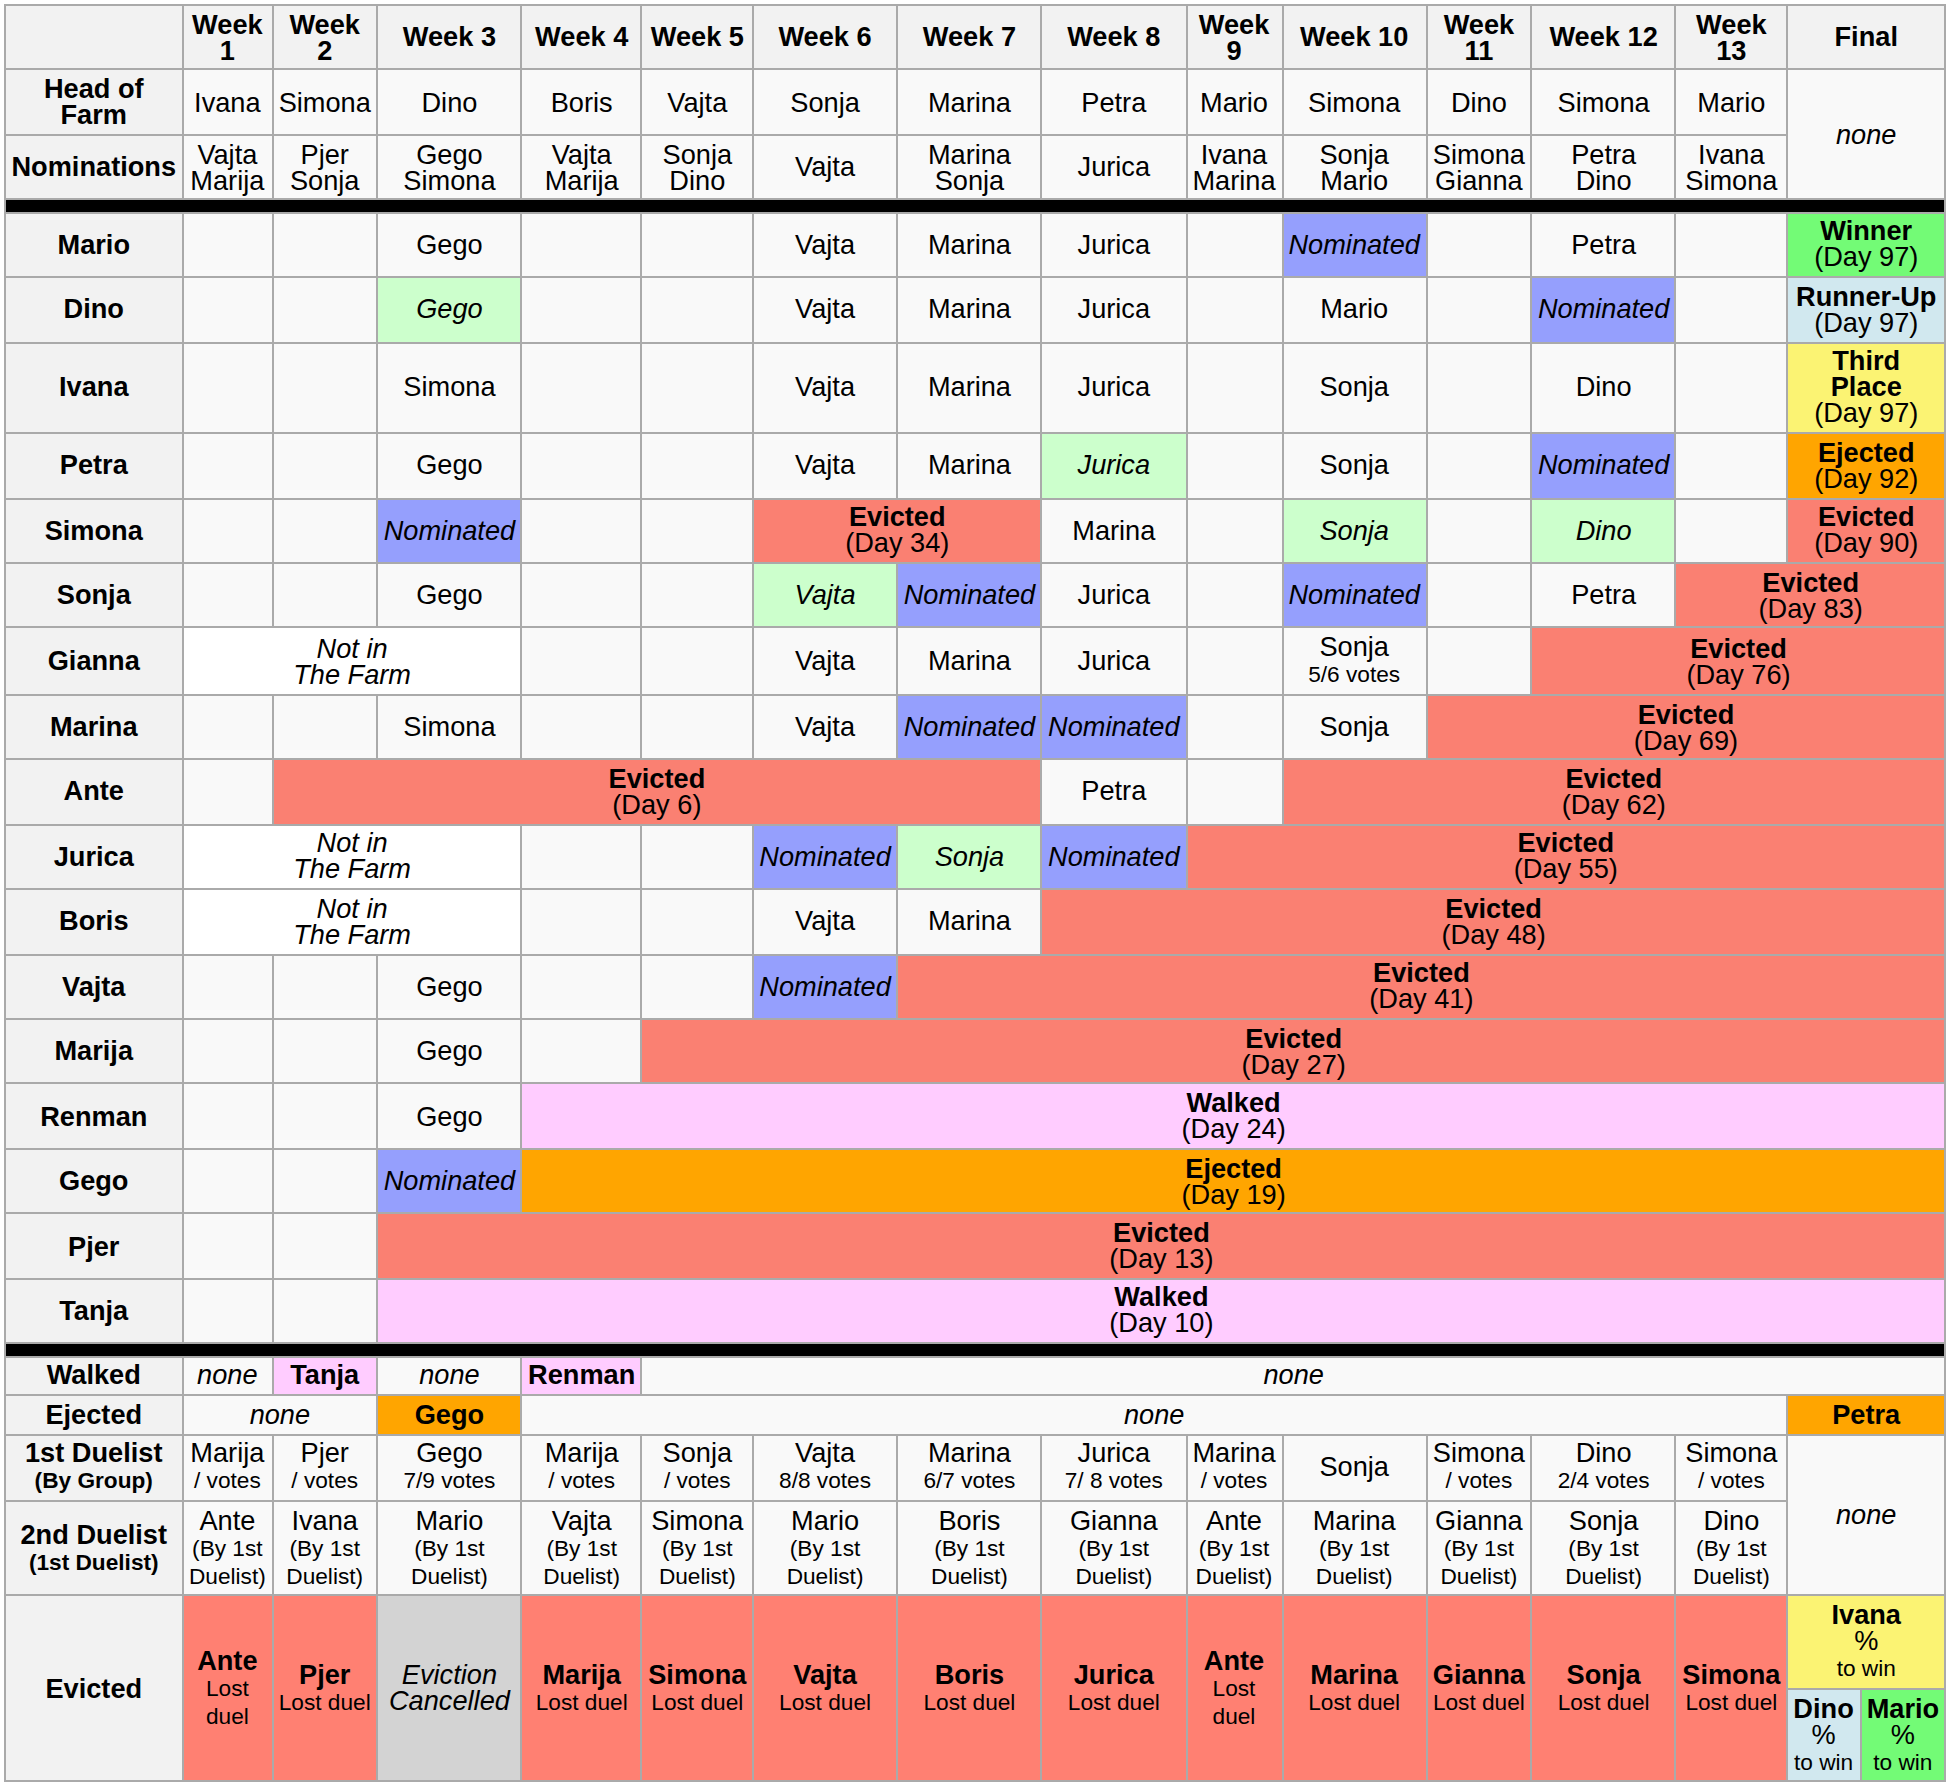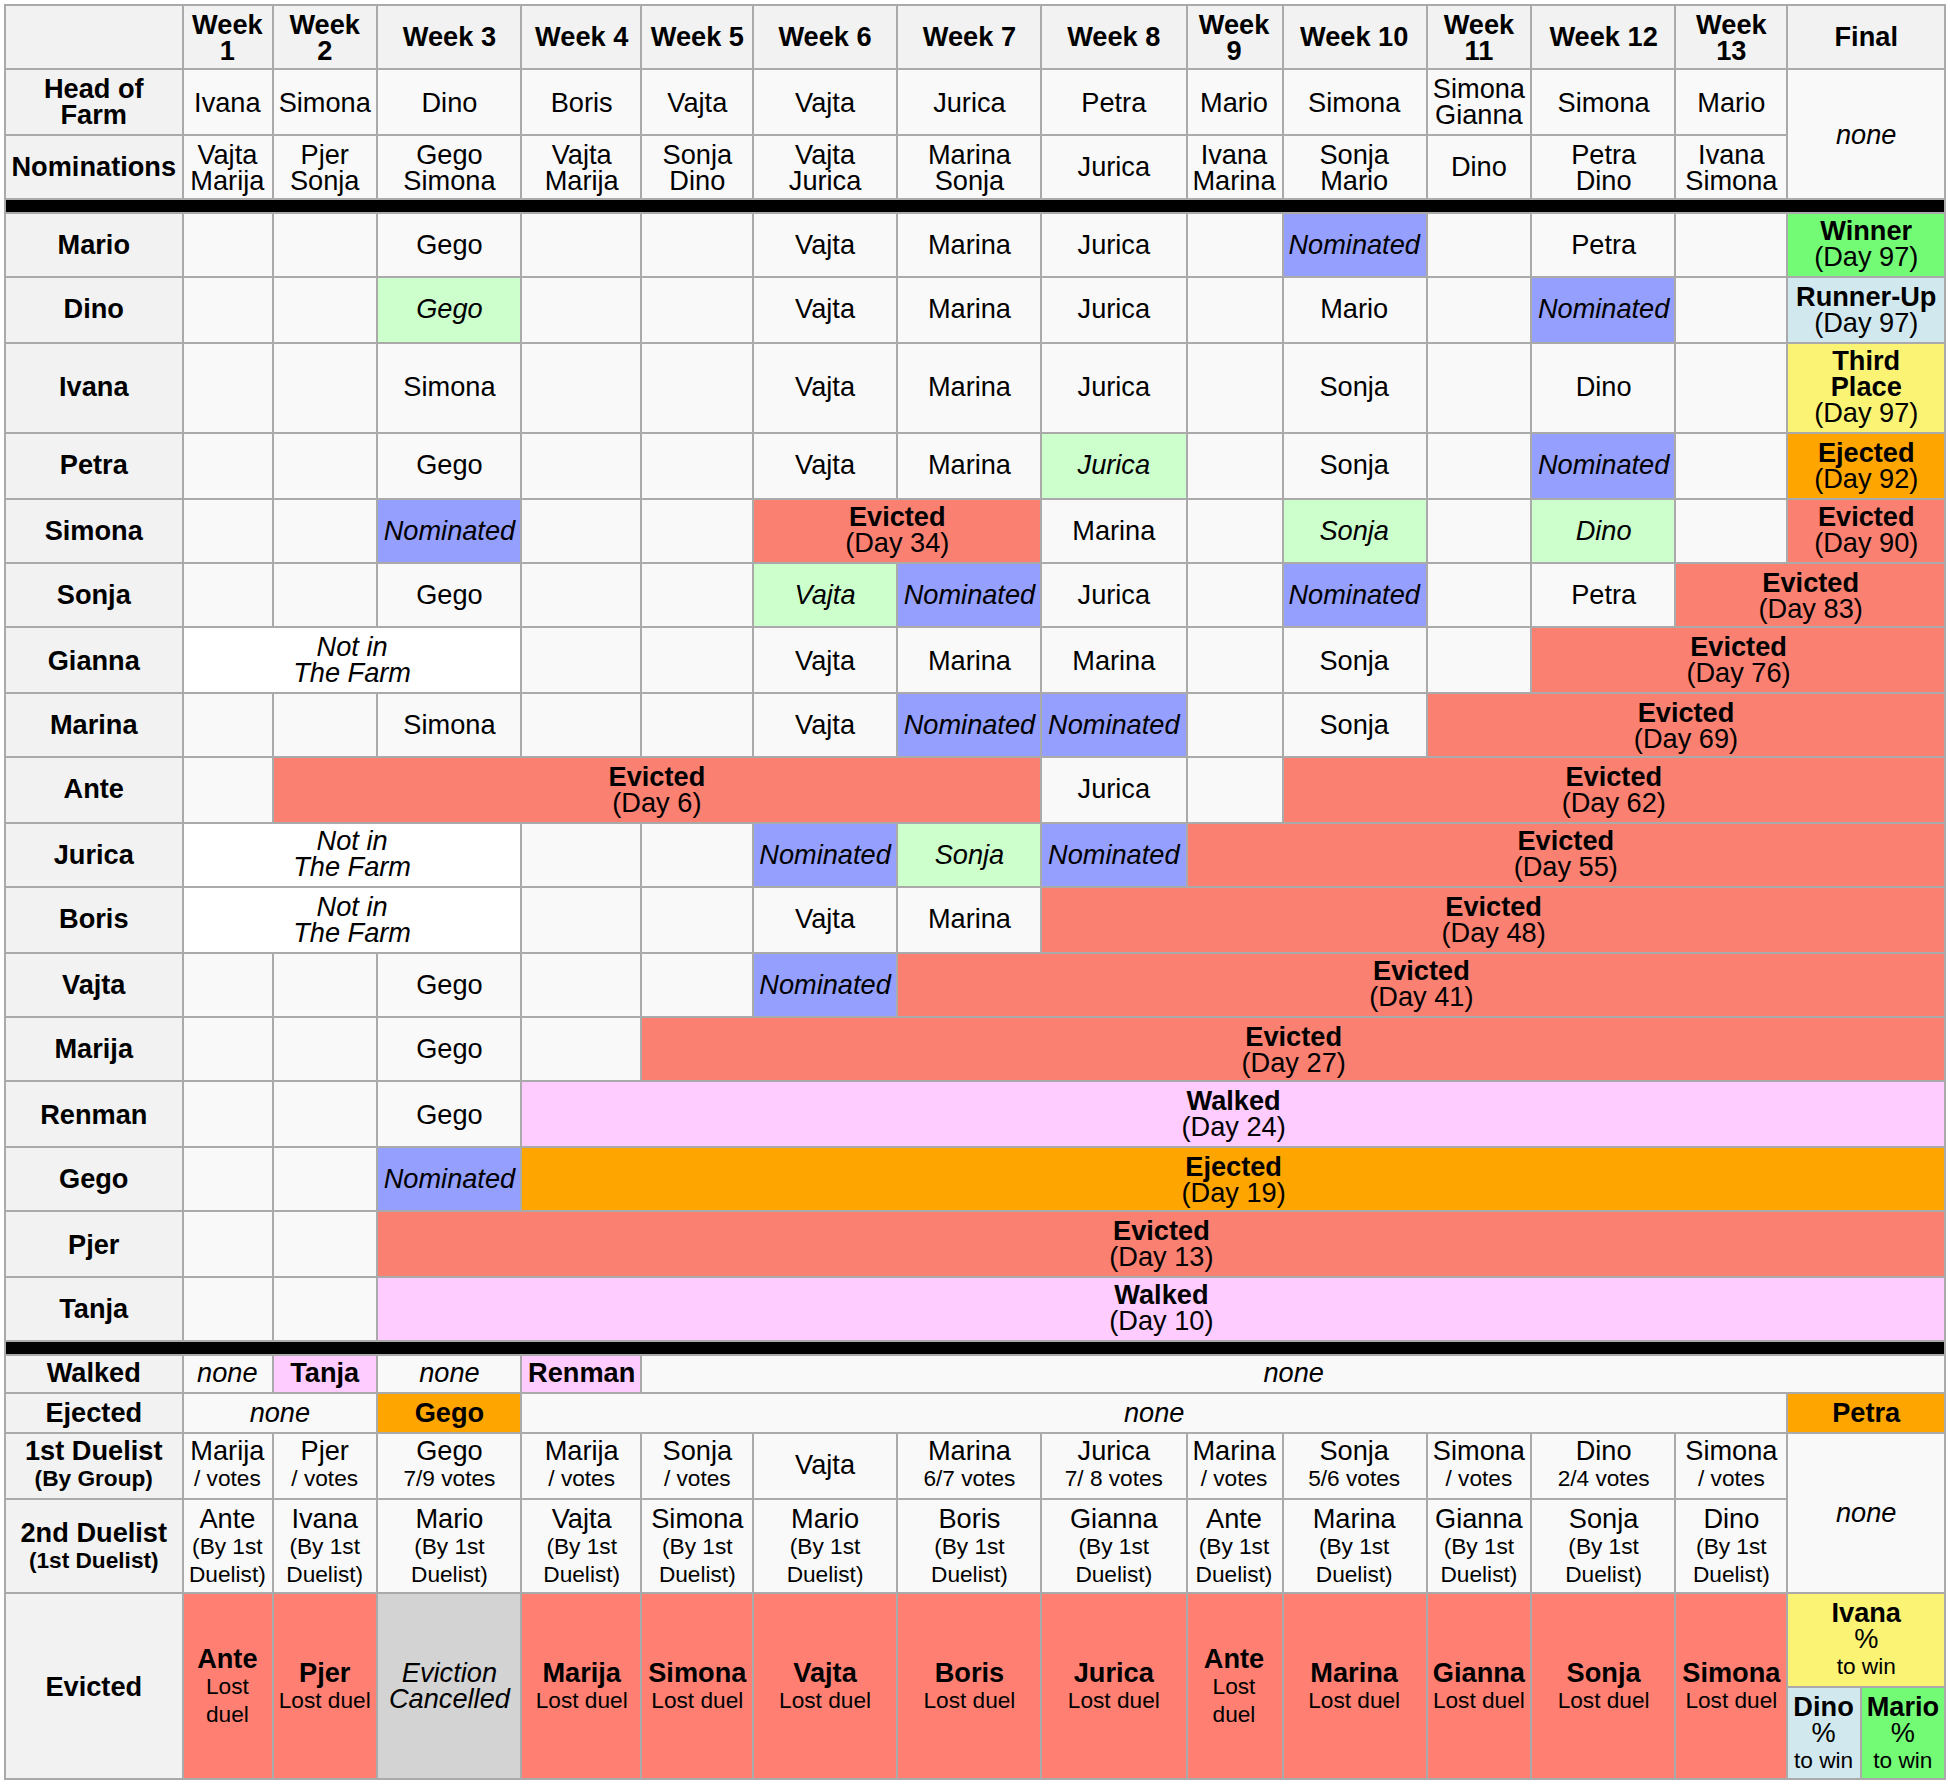(825, 102) Sonja -> (825, 102) Vajta
(969, 102) Marina -> (969, 102) Jurica
(1479, 102) Dino -> (1479, 102) Simona Gianna
(825, 167) Vajta -> (825, 167) Vajta Jurica
(1479, 167) Simona Gianna -> (1479, 167) Dino
(1114, 661) Jurica -> (1114, 660) Marina
(1354, 659) Sonja 5/6 votes -> (1354, 660) Sonja
(1114, 792) Petra -> (1114, 790) Jurica
(825, 1465) Vajta 8/8 votes -> (825, 1465) Vajta
(1354, 1467) Sonja -> (1354, 1463) Sonja 5/6 votes
